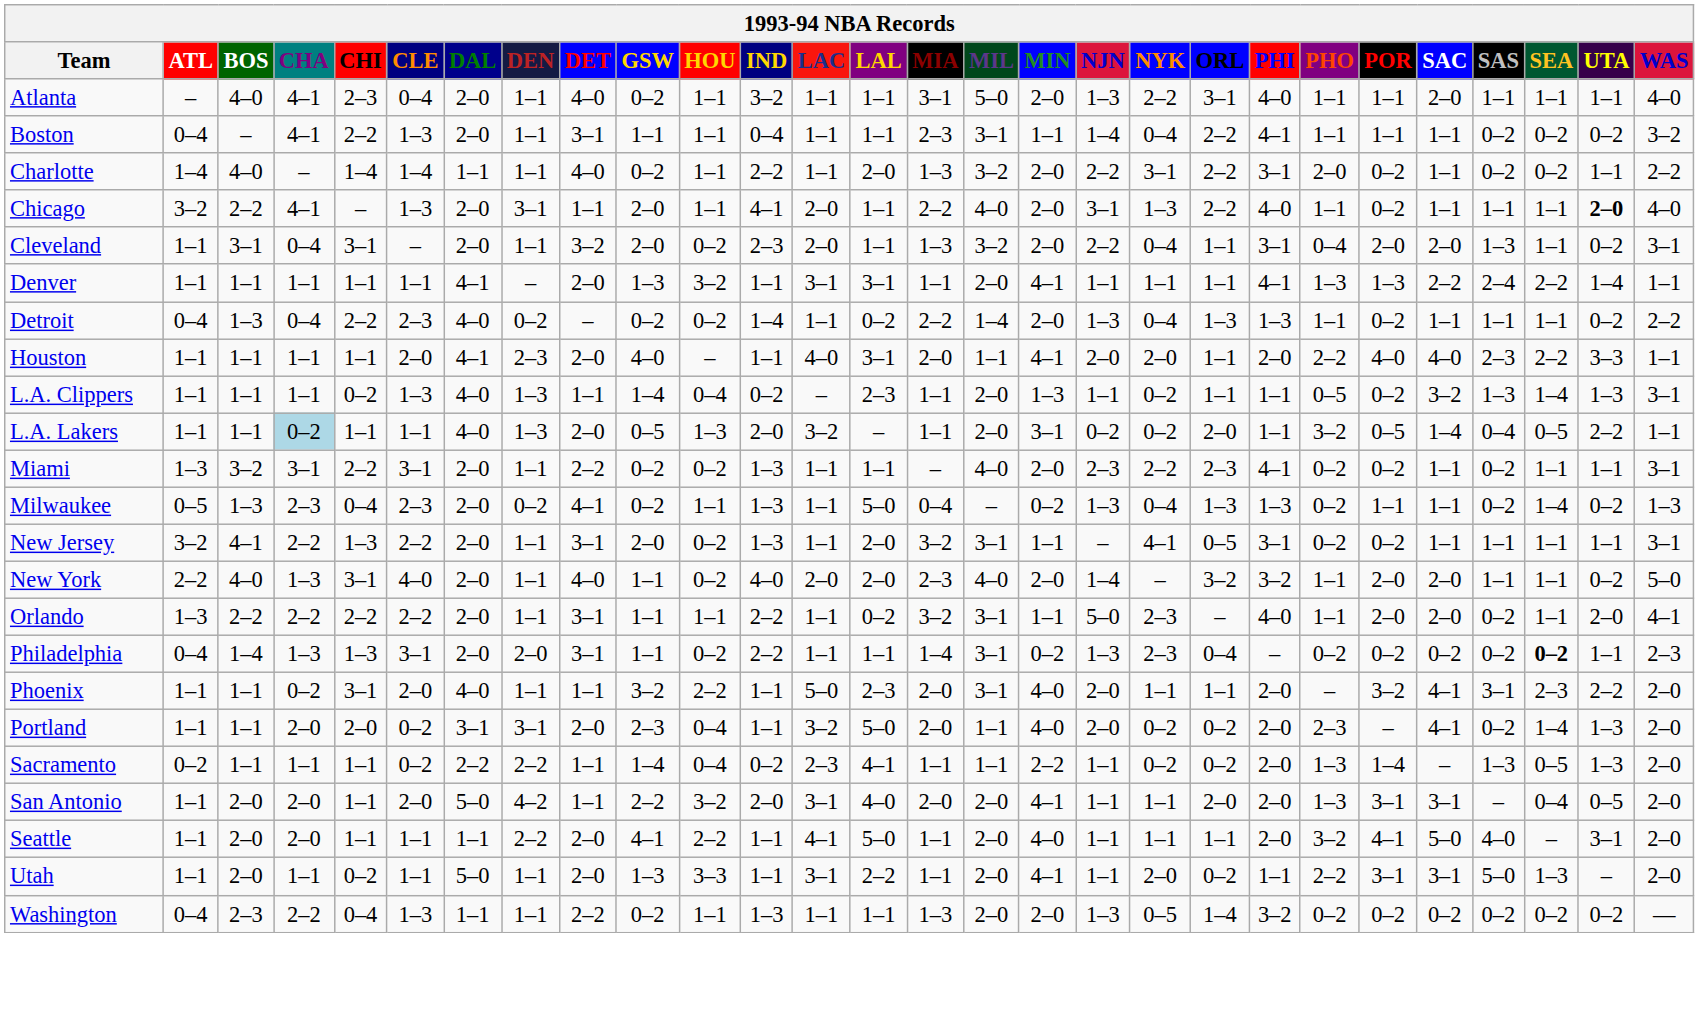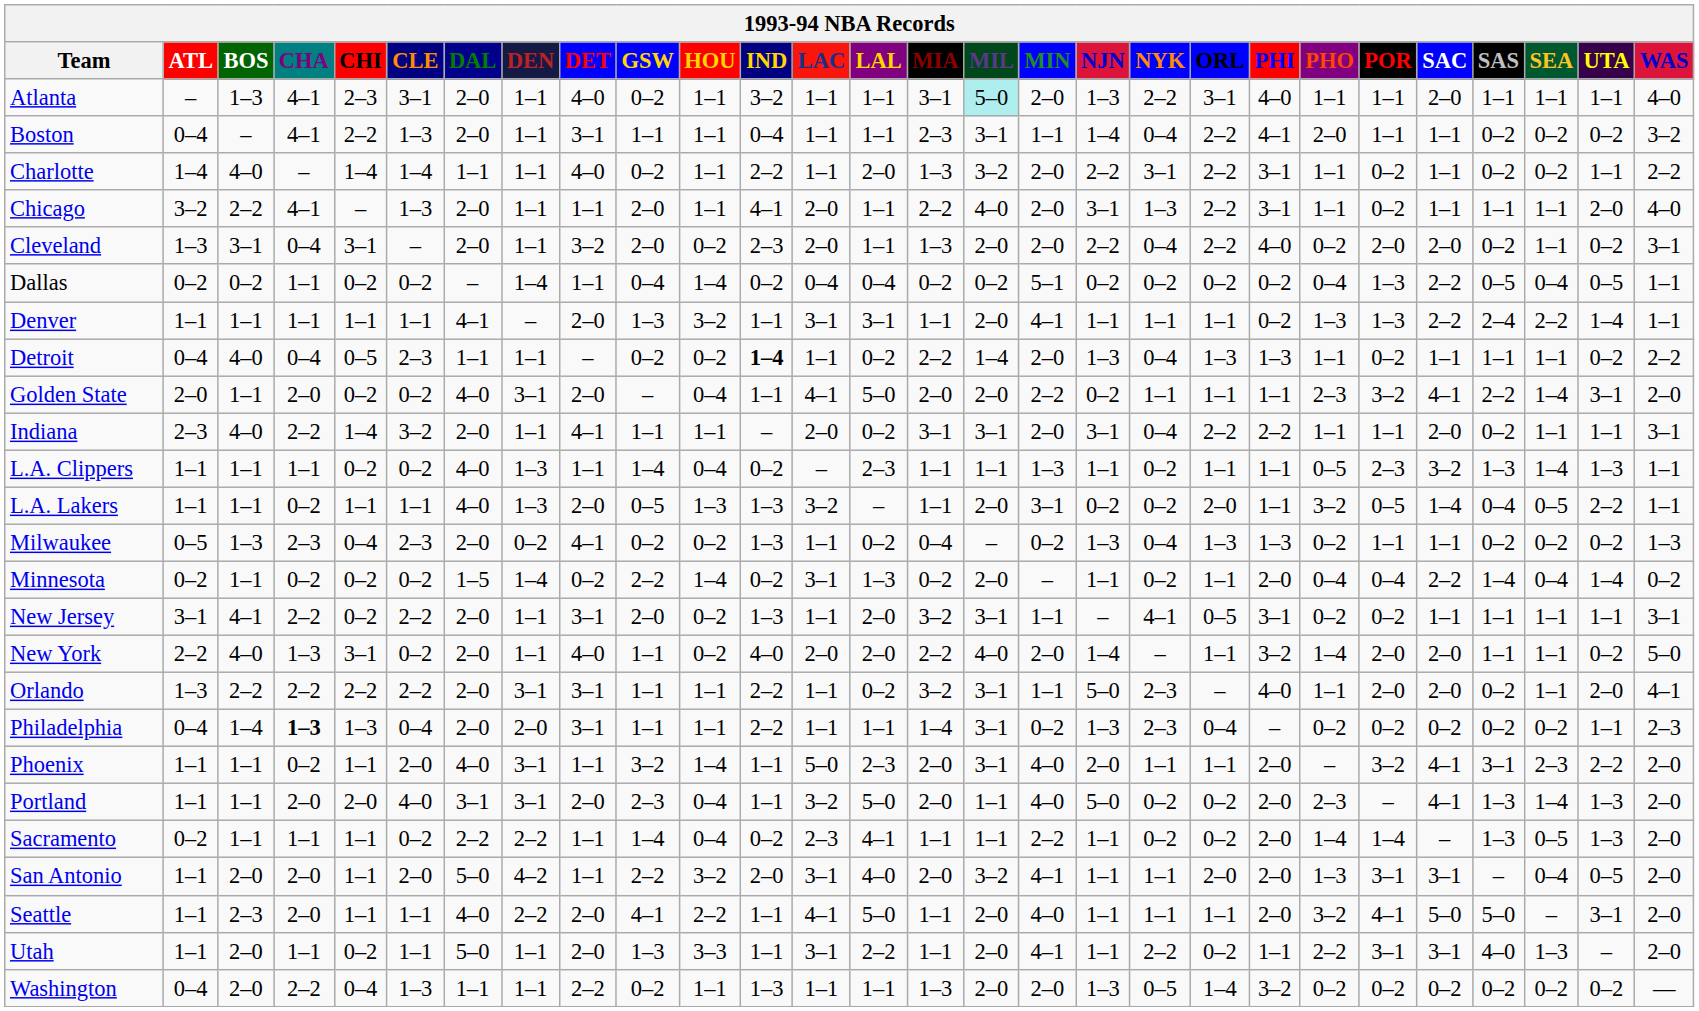(246, 97) 4–0 -> (246, 97) 1–3
(415, 97) 0–4 -> (415, 97) 3–1
(991, 97) no background -> (991, 97) paleturquoise background
(1330, 134) 1–1 -> (1330, 134) 2–0
(1330, 171) 2–0 -> (1330, 171) 1–1
(531, 208) 3–1 -> (531, 208) 1–1
(1275, 208) 4–0 -> (1275, 208) 3–1
(1606, 208) bold -> (1606, 208) normal
(191, 245) 1–1 -> (191, 245) 1–3
(991, 245) 3–2 -> (991, 245) 2–0
(1220, 245) 1–1 -> (1220, 245) 2–2
(1275, 245) 3–1 -> (1275, 245) 4–0
(1330, 245) 0–4 -> (1330, 245) 0–2
(1498, 245) 1–3 -> (1498, 245) 0–2
+ row: (39, 282)
(1275, 282) 4–1 -> (1275, 319) 0–2
(246, 319) 1–3 -> (246, 357) 4–0
(360, 319) 2–2 -> (360, 357) 0–5
(473, 319) 4–0 -> (473, 357) 1–1
(531, 319) 0–2 -> (531, 357) 1–1
(767, 319) normal -> (767, 357) bold
+ row: (68, 394)
- row: (48, 357)
+ row: (44, 431)
(415, 394) 1–3 -> (415, 468) 0–2
(991, 394) 2–0 -> (991, 468) 1–1
(1388, 394) 0–2 -> (1388, 468) 2–3
(1664, 394) 3–1 -> (1664, 468) 1–1
(304, 431) lightblue background -> (304, 505) no background
(767, 431) 2–0 -> (767, 505) 1–3
- row: (40, 468)
(710, 505) 1–1 -> (710, 542) 0–2
(879, 505) 5–0 -> (879, 542) 0–2
(1551, 505) 1–4 -> (1551, 542) 0–2
+ row: (57, 579)
(191, 542) 3–2 -> (191, 616) 3–1
(360, 542) 1–3 -> (360, 616) 0–2
(415, 579) 4–0 -> (415, 653) 0–2
(935, 579) 2–3 -> (935, 653) 2–2
(1220, 579) 3–2 -> (1220, 653) 1–1
(1330, 579) 1–1 -> (1330, 653) 1–4
(531, 616) 1–1 -> (531, 690) 3–1
(304, 653) normal -> (304, 727) bold
(415, 653) 3–1 -> (415, 727) 0–4
(710, 653) 0–2 -> (710, 727) 1–1
(1551, 653) bold -> (1551, 727) normal
(360, 690) 3–1 -> (360, 765) 1–1
(531, 690) 1–1 -> (531, 765) 3–1
(710, 690) 2–2 -> (710, 765) 1–4
(415, 727) 0–2 -> (415, 802) 4–0
(1103, 727) 2–0 -> (1103, 802) 5–0
(1498, 727) 0–2 -> (1498, 802) 1–3
(1330, 765) 1–3 -> (1330, 839) 1–4
(991, 802) 2–0 -> (991, 876) 3–2
(246, 839) 2–0 -> (246, 913) 2–3
(473, 839) 1–1 -> (473, 913) 4–0
(1498, 839) 4–0 -> (1498, 913) 5–0
(1160, 876) 2–0 -> (1160, 950) 2–2
(1498, 876) 5–0 -> (1498, 950) 4–0
(246, 913) 2–3 -> (246, 987) 2–0
